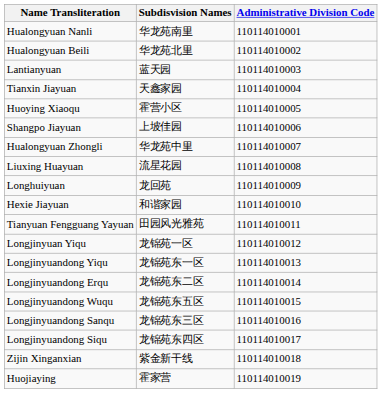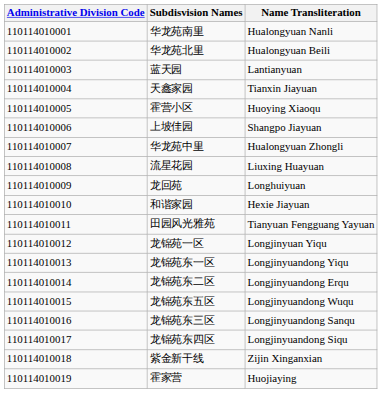columns swapped: (305, 13) <-> (70, 13)
